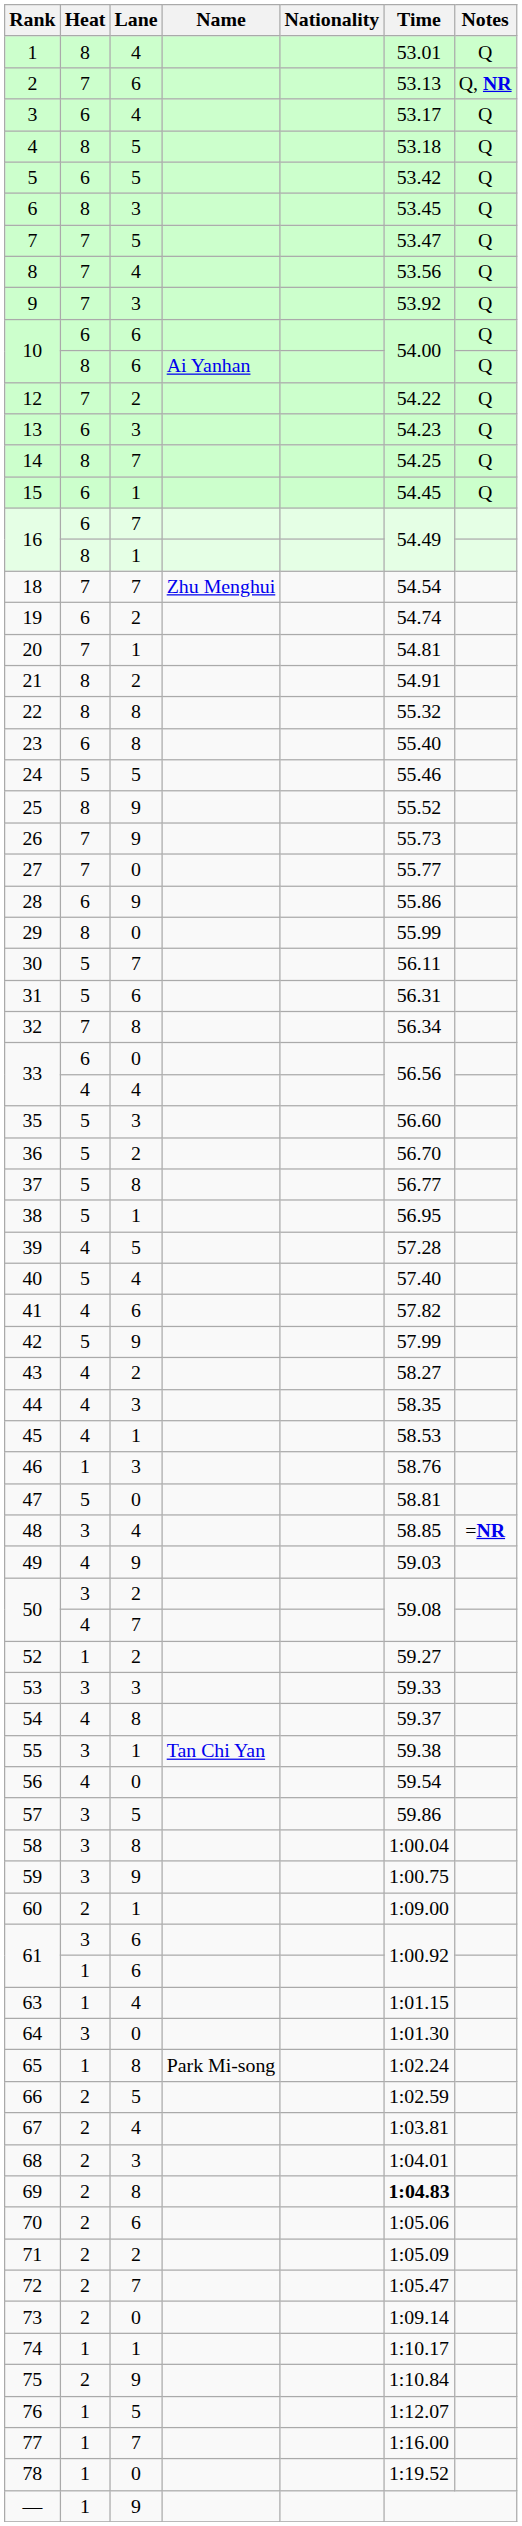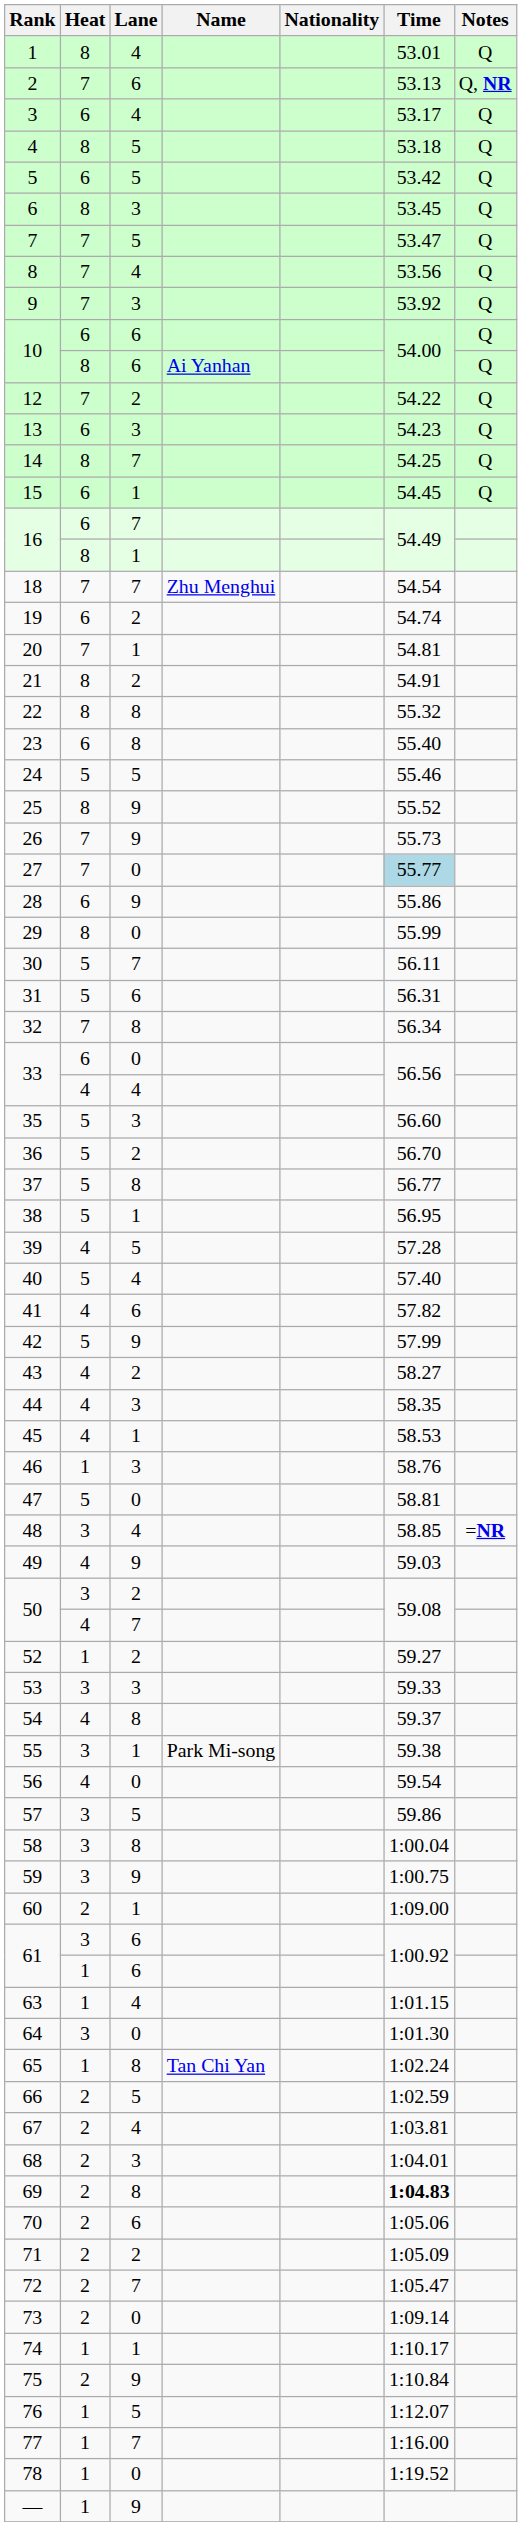(419, 869) no background -> (419, 869) lightblue background
(216, 1750) Tan Chi Yan -> (221, 1750) Park Mi-song
(221, 2065) Park Mi-song -> (216, 2065) Tan Chi Yan
